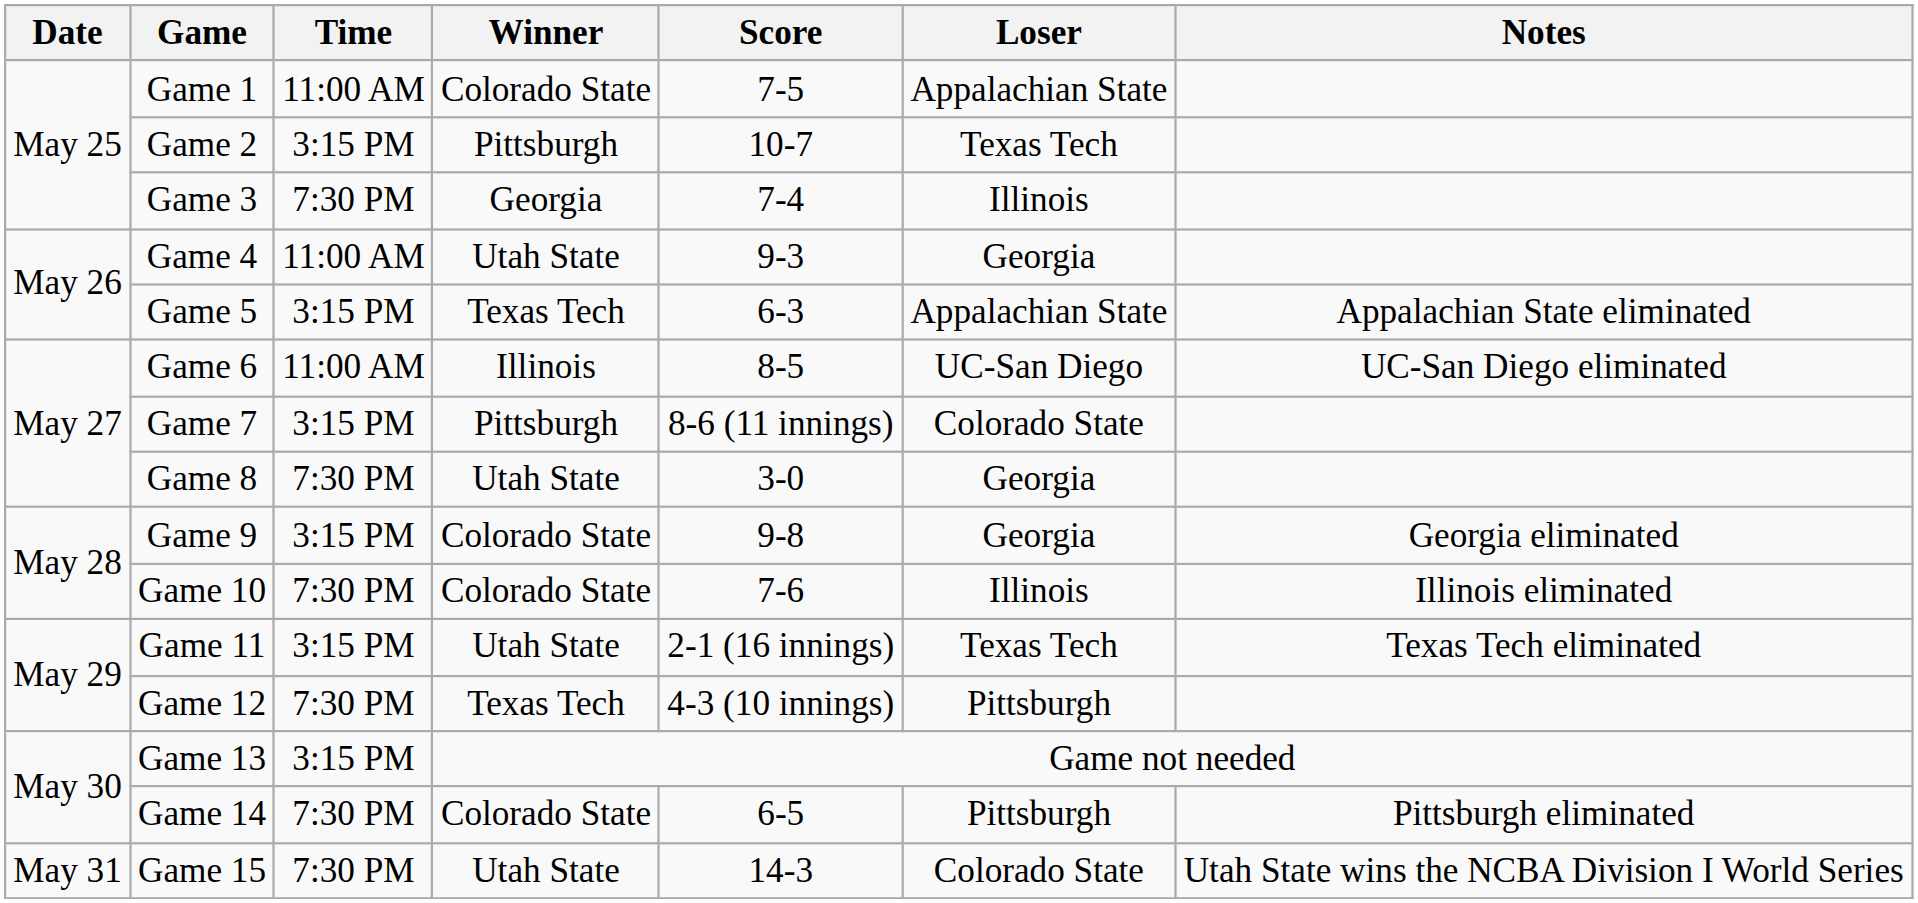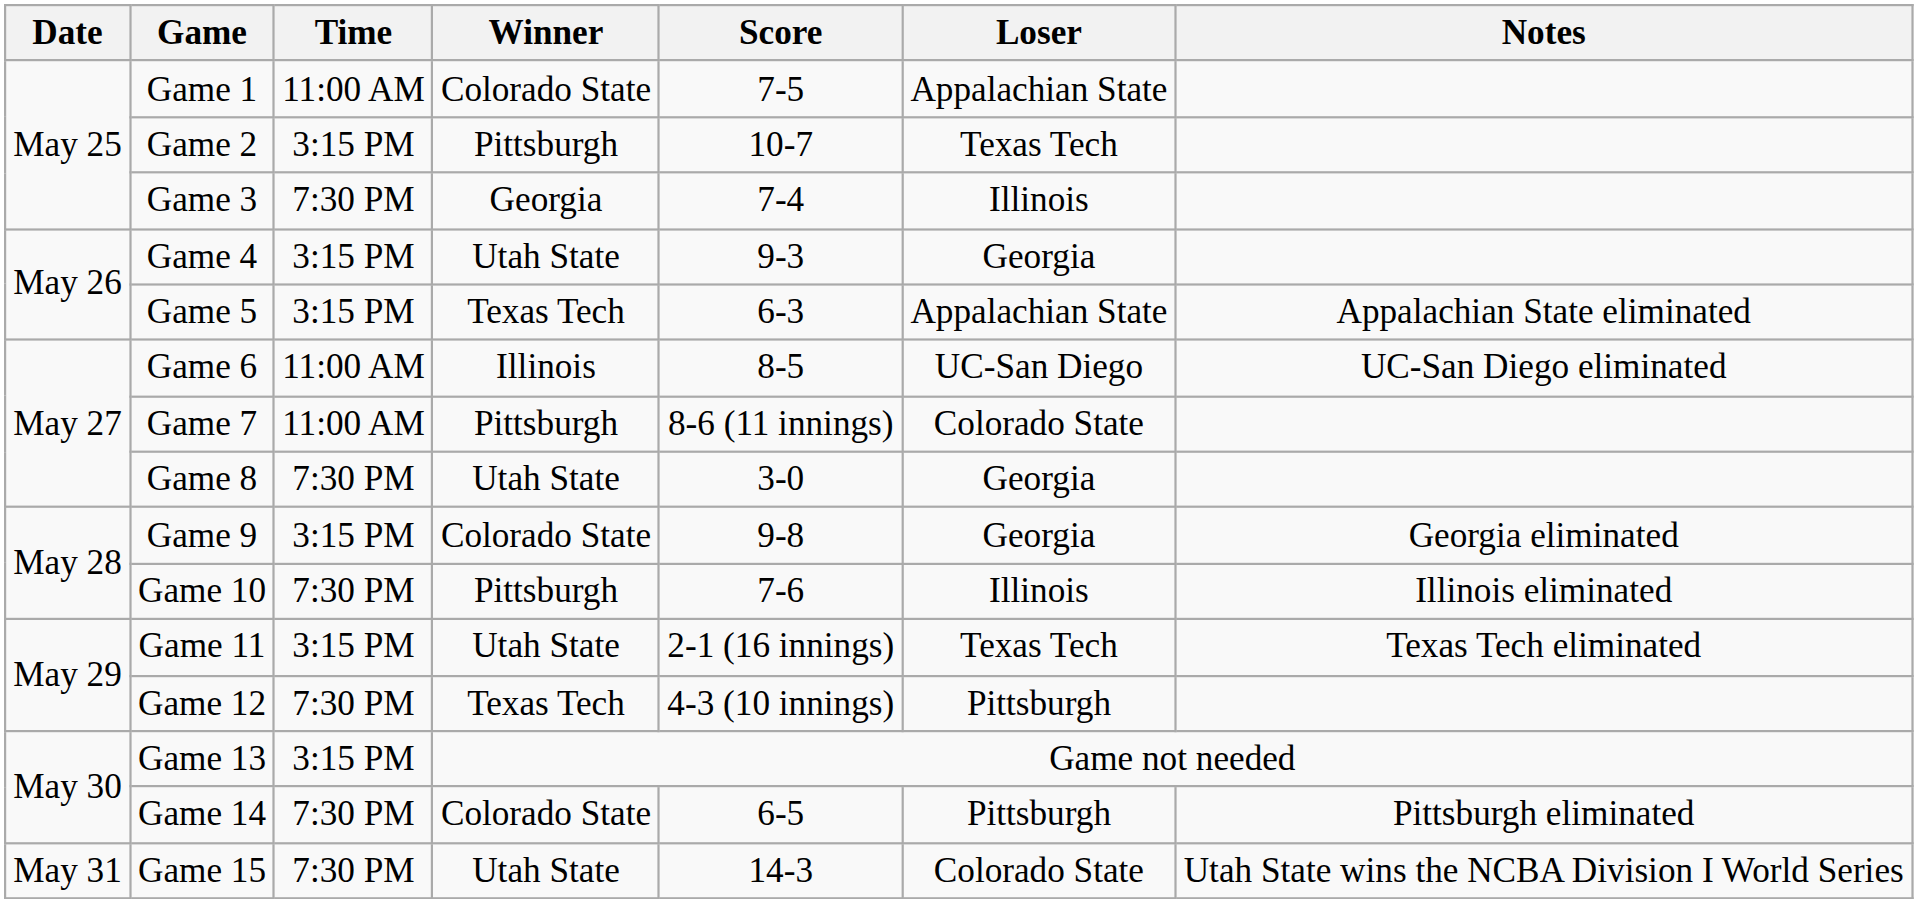(353, 255) 11:00 AM -> (353, 255) 3:15 PM
(353, 423) 3:15 PM -> (353, 423) 11:00 AM
(546, 590) Colorado State -> (546, 590) Pittsburgh
